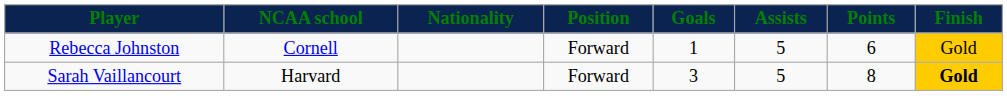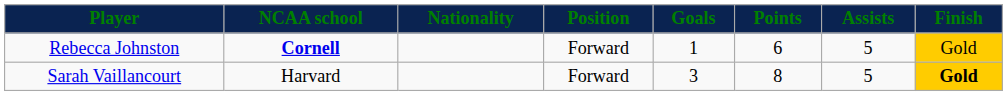columns swapped: (781, 18) <-> (871, 18)
(311, 47) normal -> (311, 47) bold
